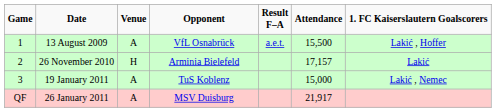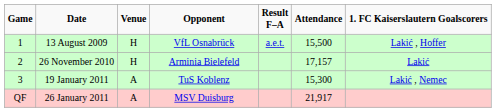(134, 43) A -> (134, 43) H
(319, 80) 15,000 -> (319, 80) 15,300
